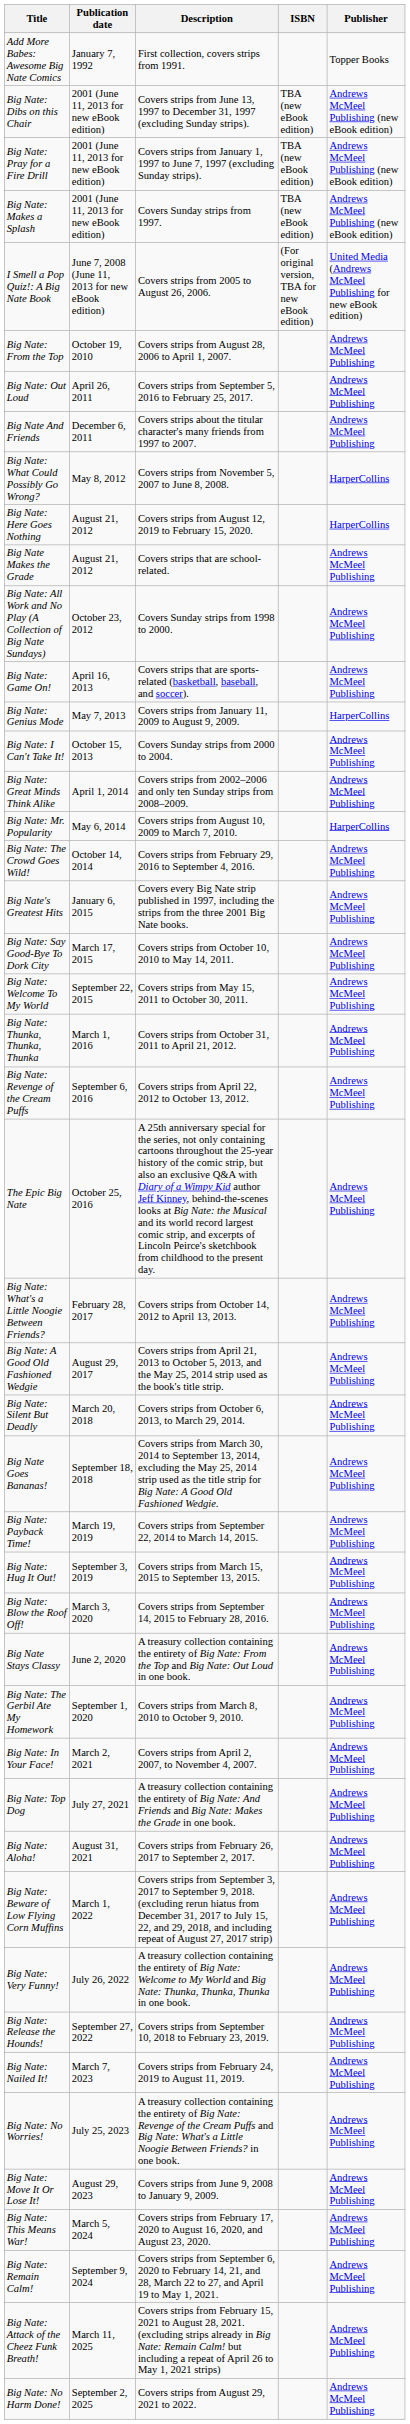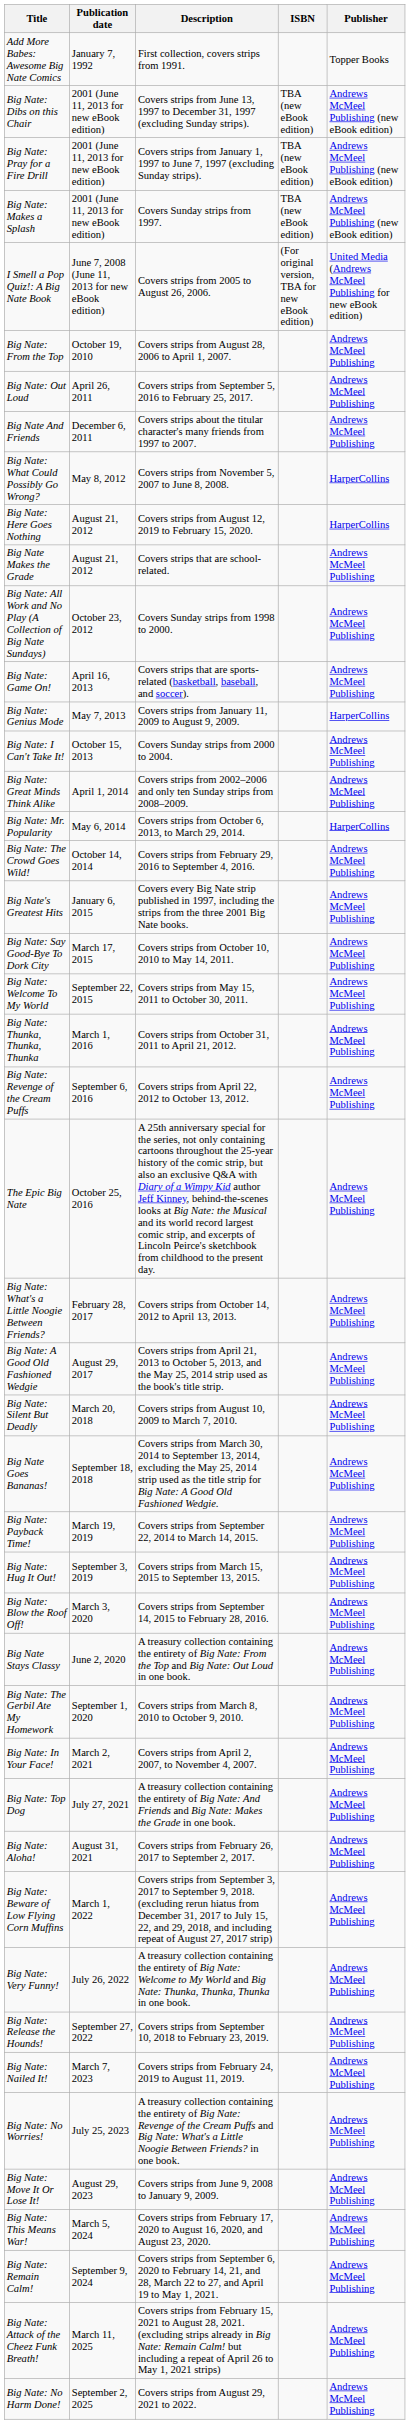(201, 826) Covers strips from August 10, 2009 to March 7, 2010. -> (201, 826) Covers strips from October 6, 2013, to March 29, 2014.
(201, 1415) Covers strips from October 6, 2013, to March 29, 2014. -> (201, 1415) Covers strips from August 10, 2009 to March 7, 2010.
